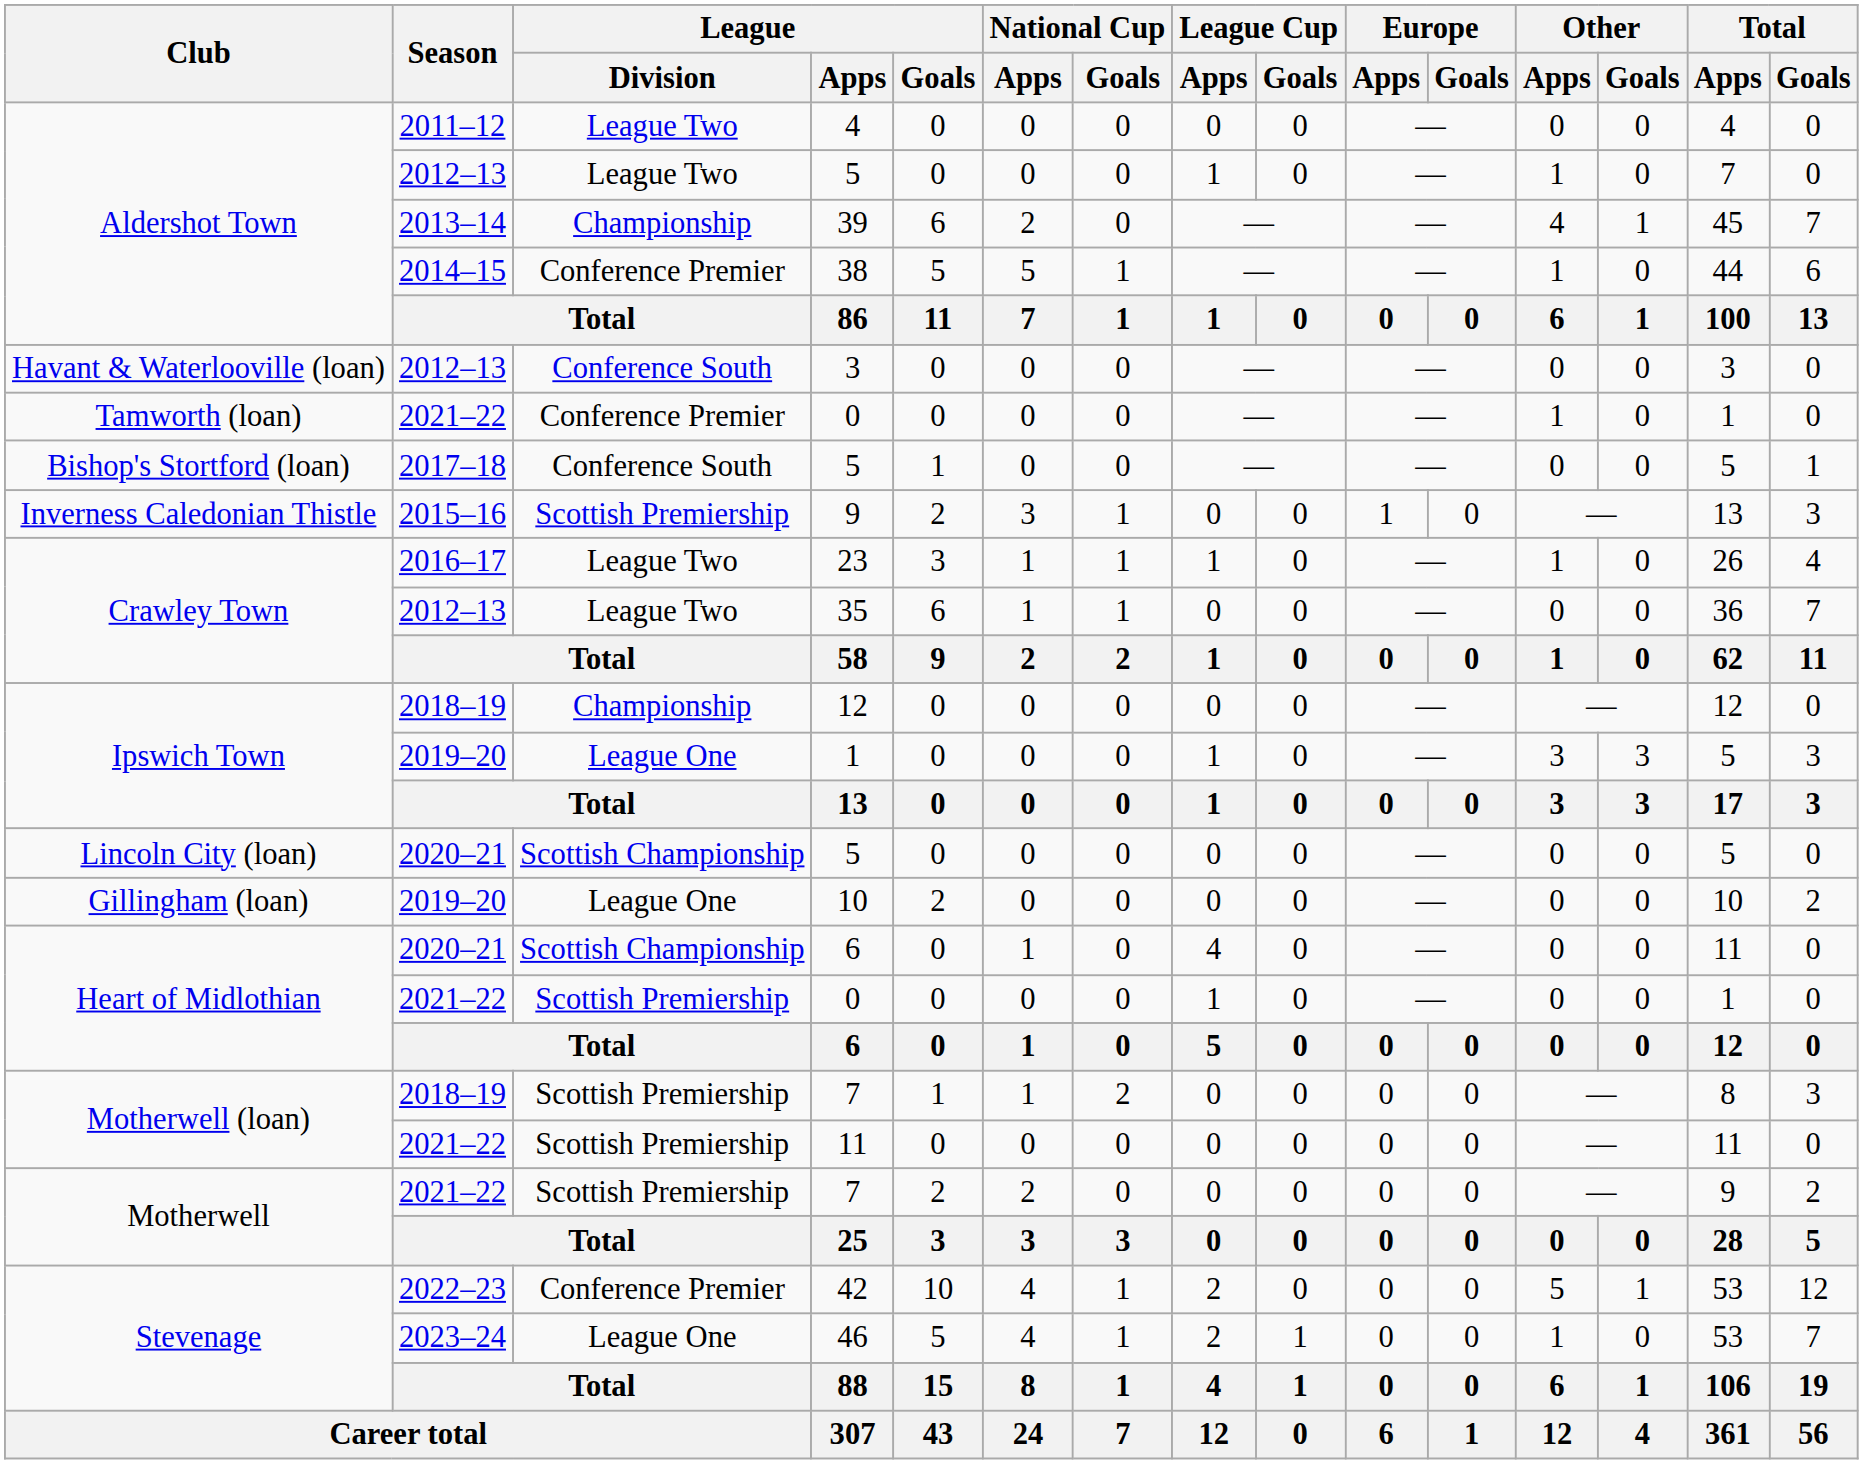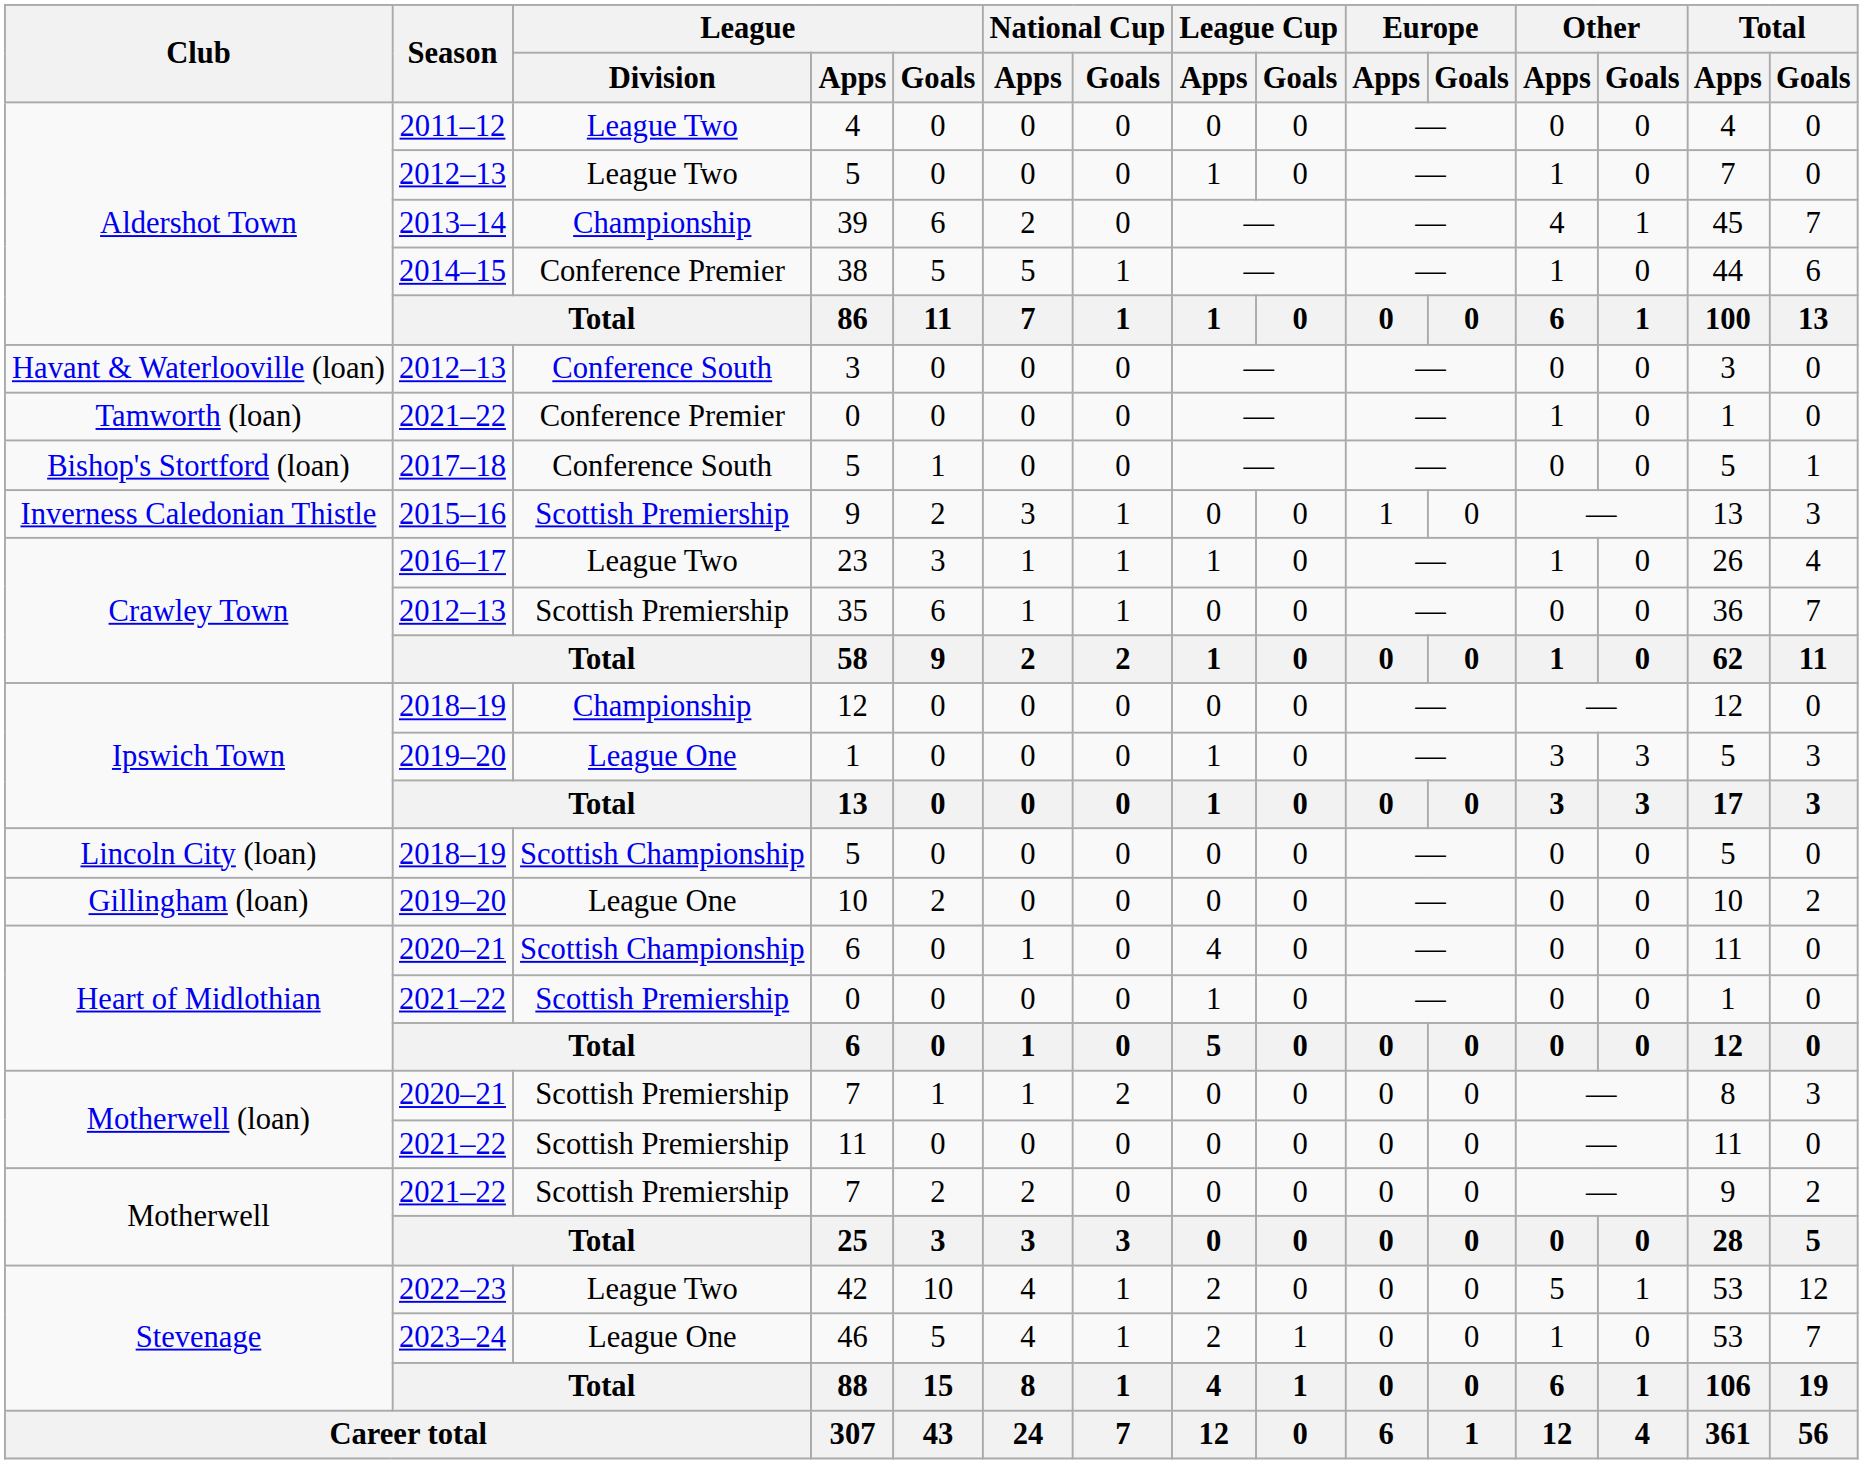(662, 610) League Two -> (662, 610) Scottish Premiership
(452, 852) 2020–21 -> (452, 852) 2018–19
(452, 1094) 2018–19 -> (452, 1094) 2020–21
(662, 1288) Conference Premier -> (662, 1288) League Two
